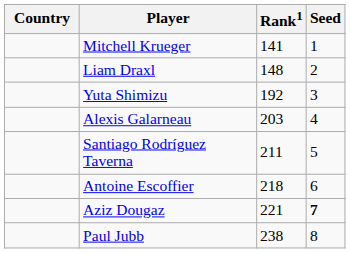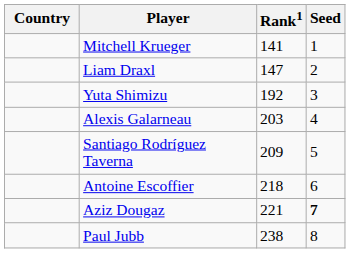(272, 70) 148 -> (272, 70) 147
(271, 152) 211 -> (272, 152) 209
